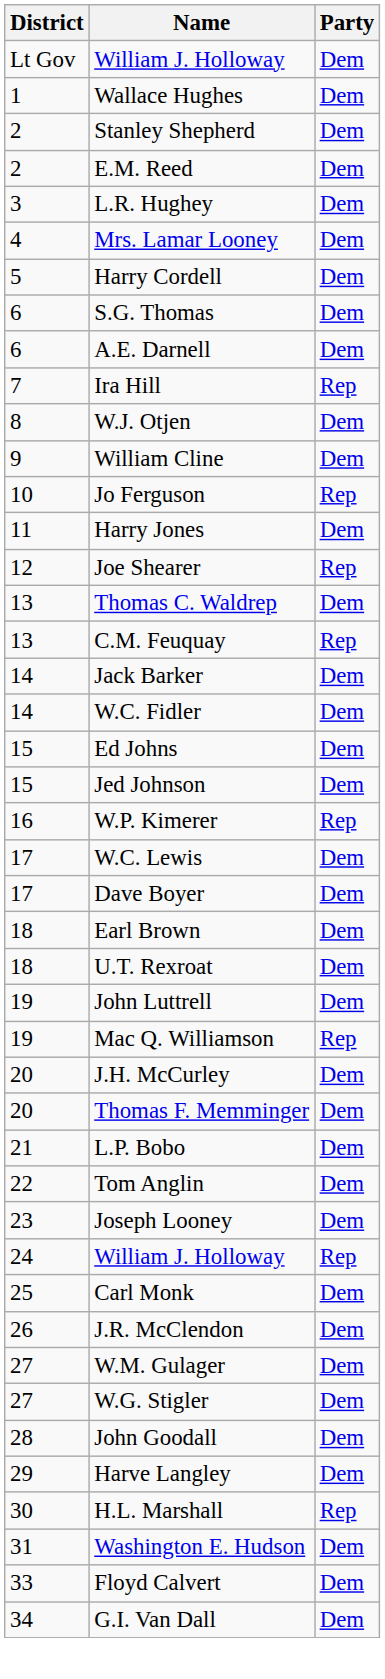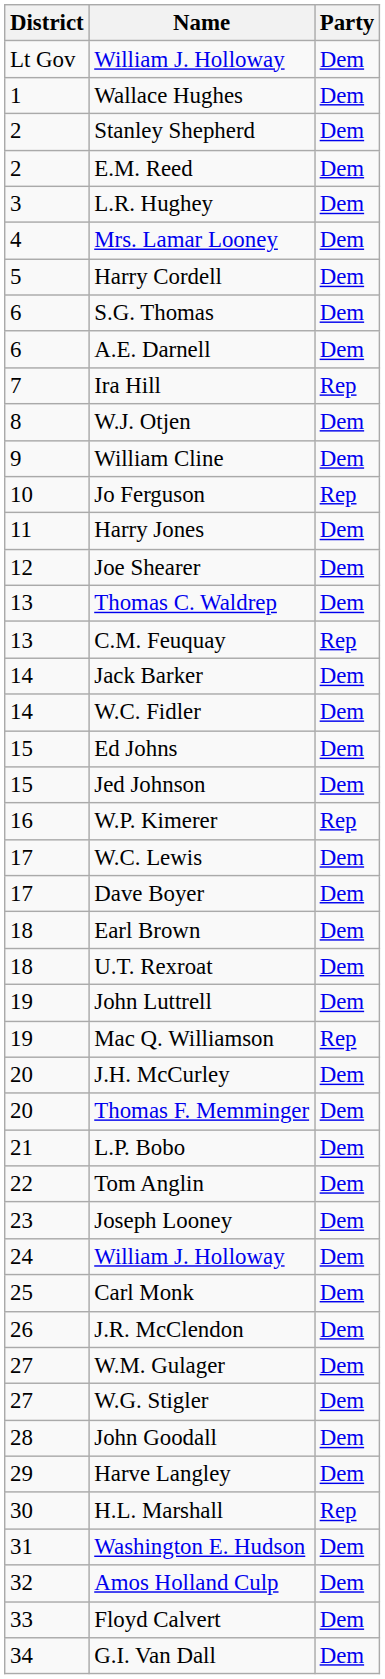(338, 566) Rep -> (342, 566) Dem
(338, 1256) Rep -> (342, 1256) Dem
+ row: (21, 1582)
